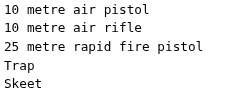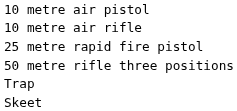+ row: (119, 65)
